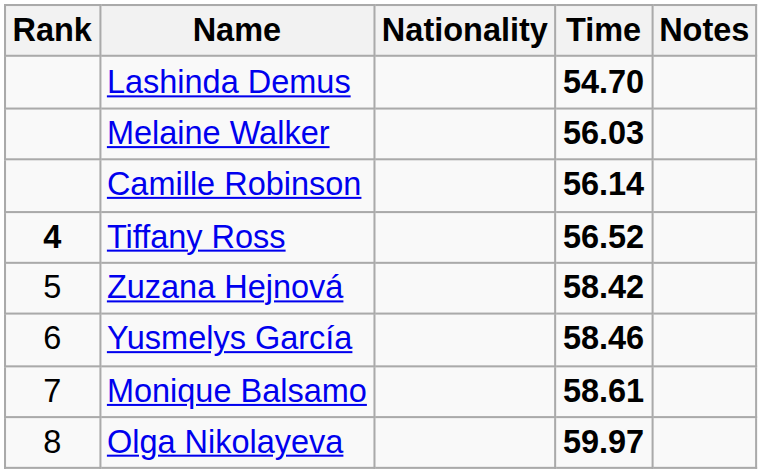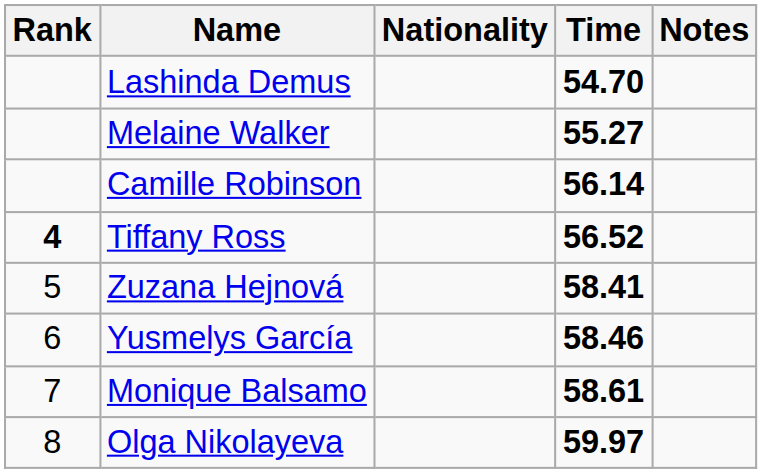(604, 133) 56.03 -> (604, 133) 55.27
(604, 287) 58.42 -> (604, 287) 58.41
